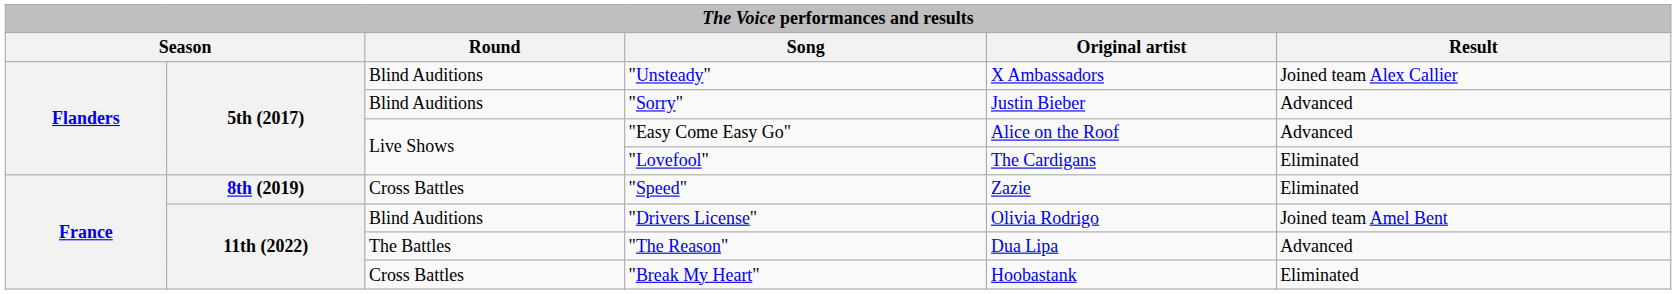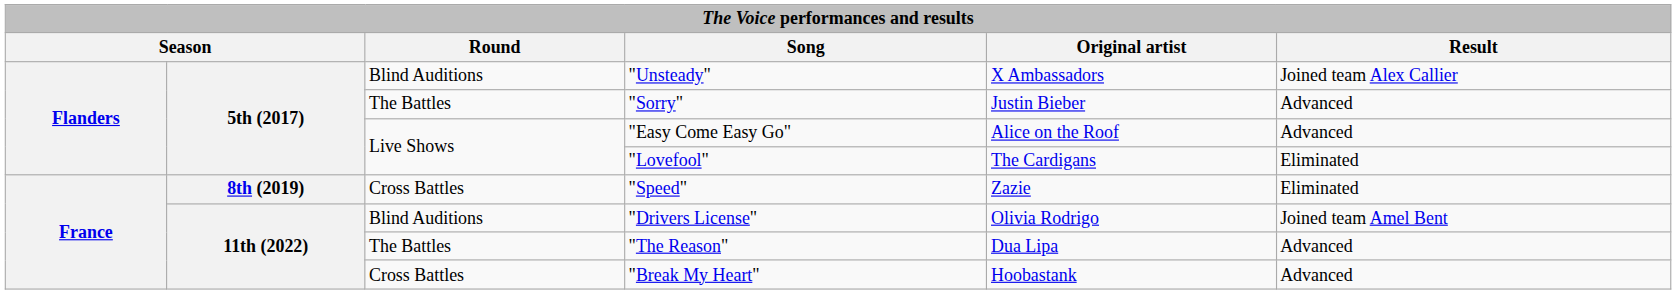(426, 103) Blind Auditions -> (410, 103) The Battles
(1319, 274) Eliminated -> (1316, 274) Advanced
